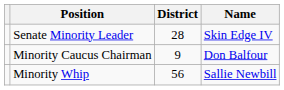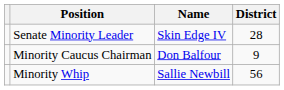columns swapped: (240, 14) <-> (178, 14)
